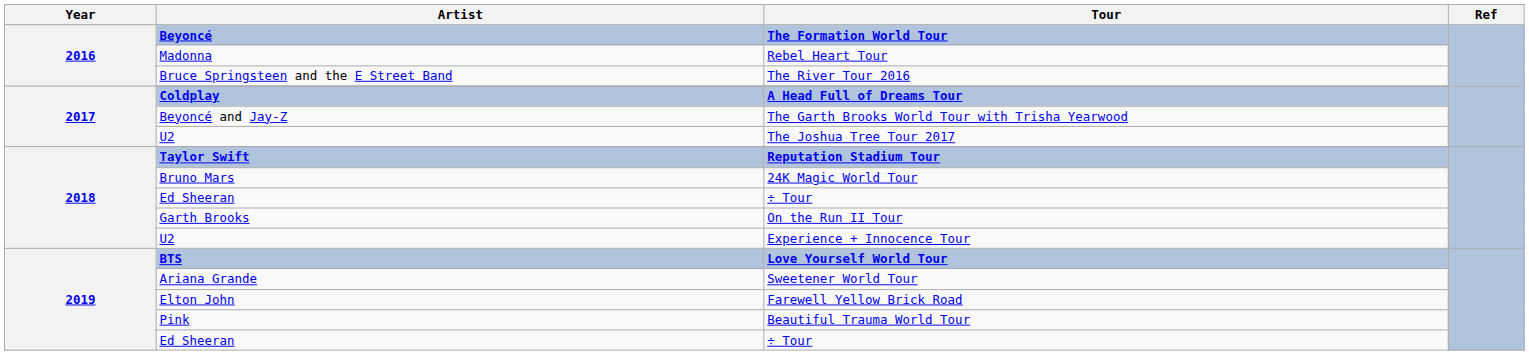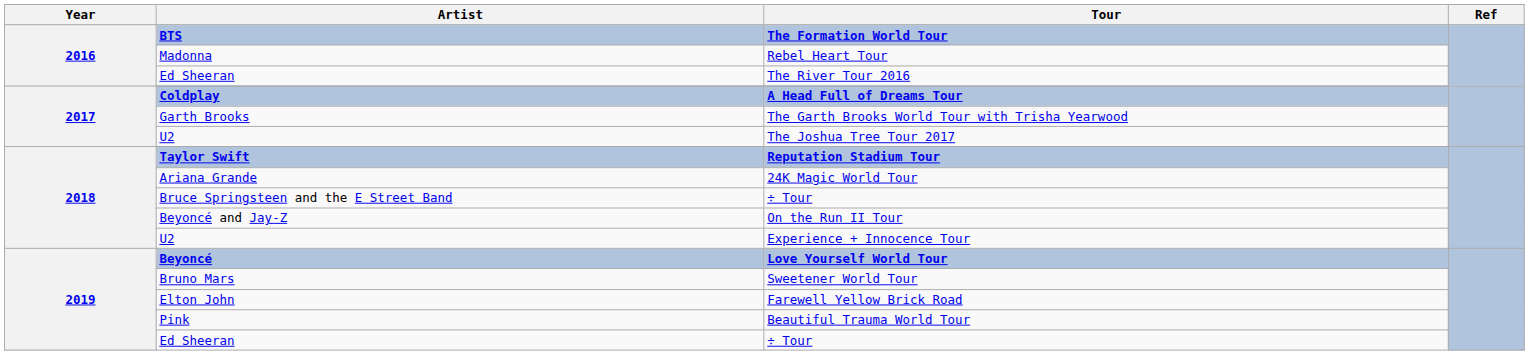(186, 35) Beyoncé -> (171, 35) BTS
(306, 76) Bruce Springsteen and the E Street Band -> (197, 76) Ed Sheeran
(223, 116) Beyoncé and Jay-Z -> (204, 116) Garth Brooks
(197, 177) Bruno Mars -> (208, 177) Ariana Grande
(197, 198) Ed Sheeran -> (306, 198) Bruce Springsteen and the E Street Band
(204, 218) Garth Brooks -> (223, 218) Beyoncé and Jay-Z
(171, 259) BTS -> (186, 259) Beyoncé
(208, 279) Ariana Grande -> (197, 279) Bruno Mars
